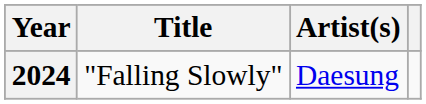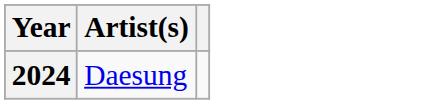- column: (183, 27)
